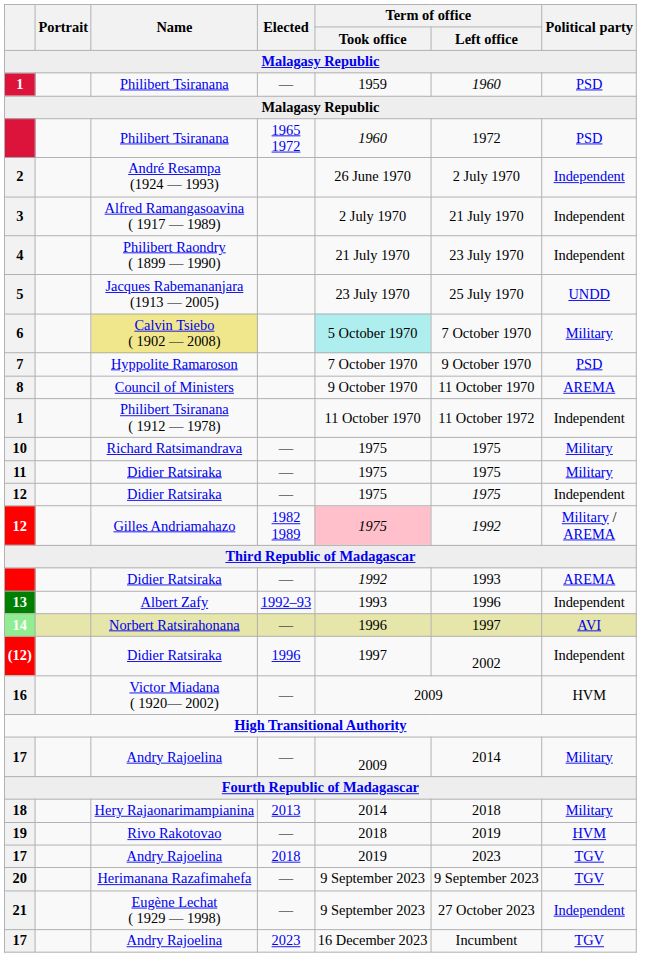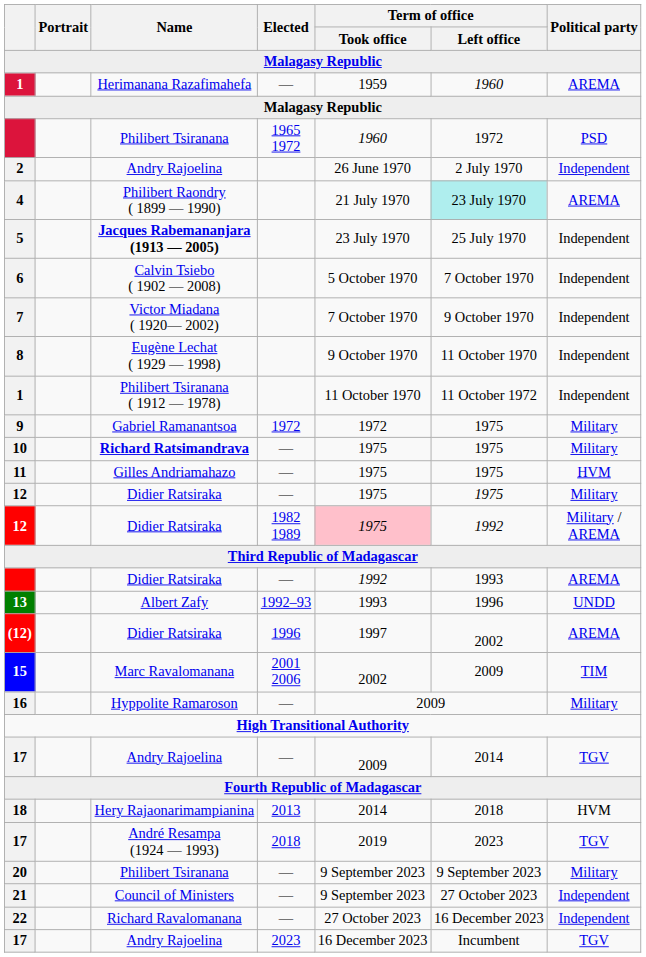(174, 84) Philibert Tsiranana -> (174, 84) Herimanana Razafimahefa
(589, 84) PSD -> (594, 84) AREMA
(174, 177) André Resampa (1924 — 1993) -> (174, 169) Andry Rajoelina
- row: (20, 216)
(486, 255) no background -> (489, 200) paleturquoise background
(589, 255) Independent -> (594, 200) AREMA
(174, 294) normal -> (174, 239) bold
(589, 294) UNDD -> (594, 239) Independent
(174, 333) khaki background -> (174, 278) no background
(373, 333) paleturquoise background -> (373, 278) no background
(589, 333) Military -> (594, 278) Independent
(174, 364) Hyppolite Ramaroson -> (174, 317) Victor Miadana ( 1920— 2002)
(589, 364) PSD -> (594, 317) Independent
(174, 387) Council of Ministers -> (174, 356) Eugène Lechat ( 1929 — 1998)
(589, 387) AREMA -> (594, 356) Independent
+ row: (20, 426)
(174, 449) normal -> (174, 449) bold
(174, 471) Didier Ratsiraka -> (174, 471) Gilles Andriamahazo
(589, 471) Military -> (594, 471) HVM
(589, 494) Independent -> (594, 494) Military
(174, 525) Gilles Andriamahazo -> (174, 525) Didier Ratsiraka
(589, 602) Independent -> (594, 602) UNDD
- row: (20, 625)
(589, 656) Independent -> (594, 633) AREMA
+ row: (20, 672)
(174, 695) Victor Miadana ( 1920— 2002) -> (174, 703) Hyppolite Ramaroson
(589, 695) HVM -> (594, 703) Military
(589, 756) Military -> (594, 756) TGV
(589, 810) Military -> (594, 810) HVM
- row: (20, 833)
(174, 856) Andry Rajoelina -> (174, 841) André Resampa (1924 — 1993)
(174, 879) Herimanana Razafimahefa -> (174, 872) Philibert Tsiranana
(589, 879) TGV -> (594, 872) Military
(174, 910) Eugène Lechat ( 1929 — 1998) -> (174, 895) Council of Ministers
+ row: (20, 918)
